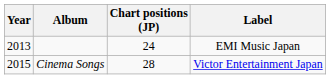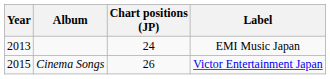(149, 64) 28 -> (149, 64) 26
